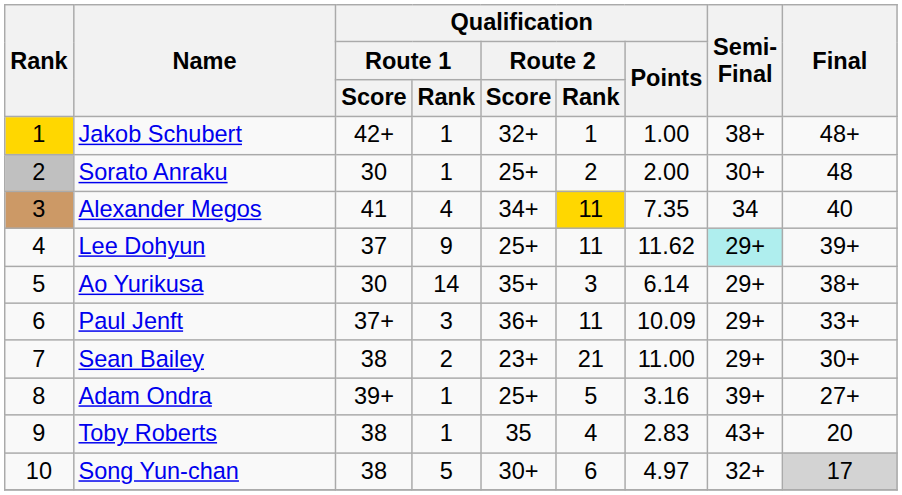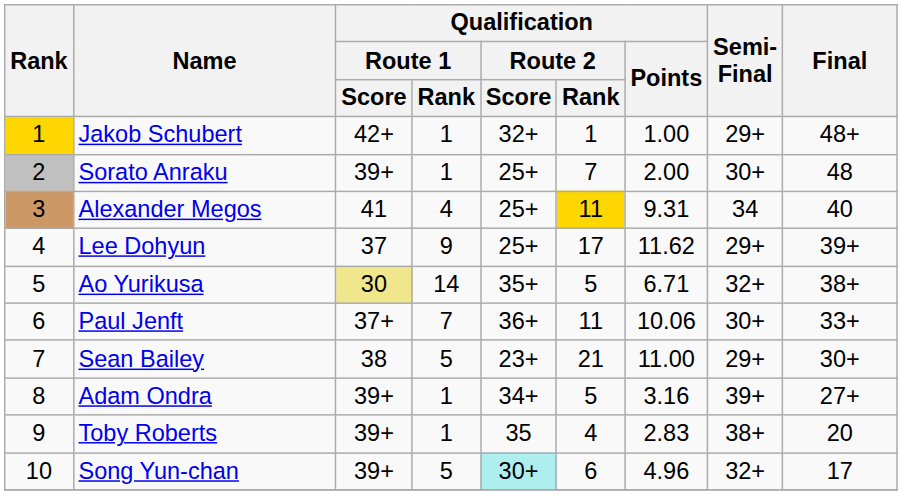(745, 135) 38+ -> (745, 135) 29+
(374, 172) 30 -> (374, 172) 39+
(591, 172) 2 -> (591, 172) 7
(519, 209) 34+ -> (519, 209) 25+
(666, 209) 7.35 -> (666, 209) 9.31
(591, 246) 11 -> (591, 246) 17
(745, 246) paleturquoise background -> (745, 246) no background
(374, 284) no background -> (374, 284) khaki background
(591, 284) 3 -> (591, 284) 5
(666, 284) 6.14 -> (666, 284) 6.71
(745, 284) 29+ -> (745, 284) 32+
(446, 321) 3 -> (446, 321) 7
(666, 321) 10.09 -> (666, 321) 10.06
(745, 321) 29+ -> (745, 321) 30+
(446, 358) 2 -> (446, 358) 5
(519, 396) 25+ -> (519, 396) 34+
(374, 433) 38 -> (374, 433) 39+
(745, 433) 43+ -> (745, 433) 38+
(374, 470) 38 -> (374, 470) 39+
(519, 470) no background -> (519, 470) paleturquoise background
(666, 470) 4.97 -> (666, 470) 4.96
(840, 470) lightgrey background -> (840, 470) no background
